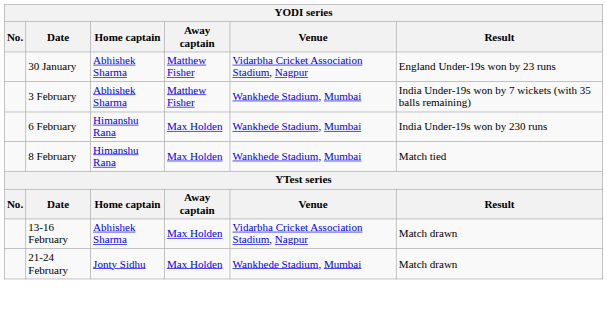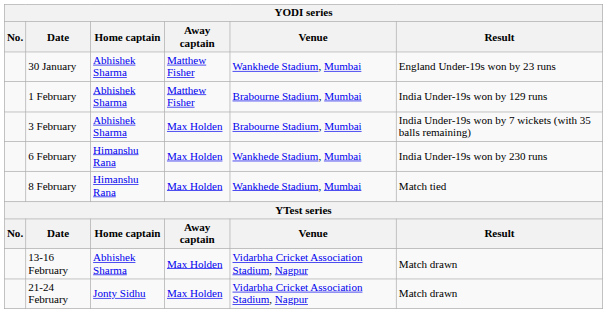(297, 66) Vidarbha Cricket Association Stadium, Nagpur -> (297, 66) Wankhede Stadium, Mumbai
+ row: (52, 96)
(187, 96) Matthew Fisher -> (195, 126) Max Holden
(297, 96) Wankhede Stadium, Mumbai -> (297, 126) Brabourne Stadium, Mumbai
(297, 263) Wankhede Stadium, Mumbai -> (297, 293) Vidarbha Cricket Association Stadium, Nagpur
